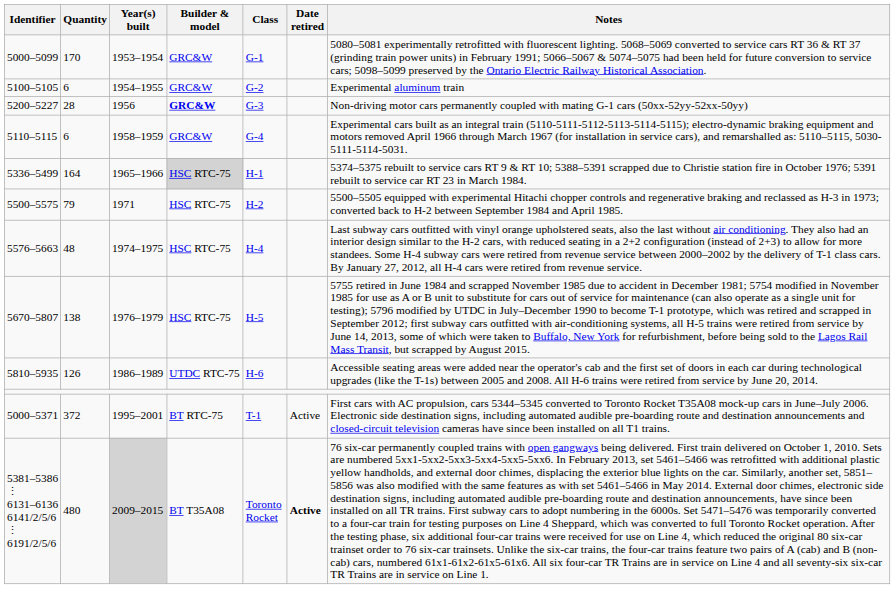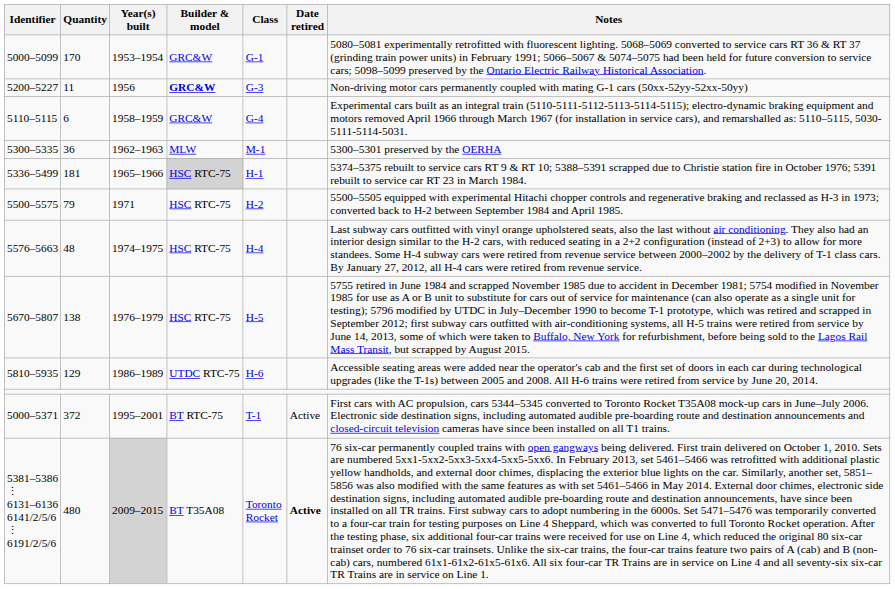- row: (33, 87)
(69, 105) 28 -> (69, 87) 11
+ row: (33, 149)
(72, 173) 164 -> (72, 173) 181
(72, 373) 126 -> (72, 373) 129
